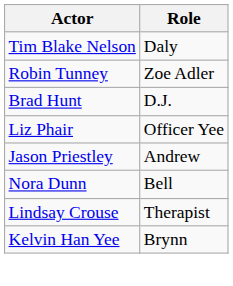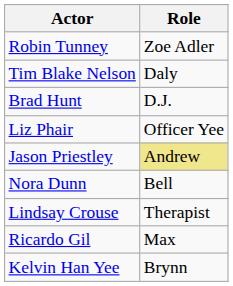rows swapped: (58, 73) <-> (72, 45)
(172, 156) no background -> (172, 156) khaki background
+ row: (49, 239)
